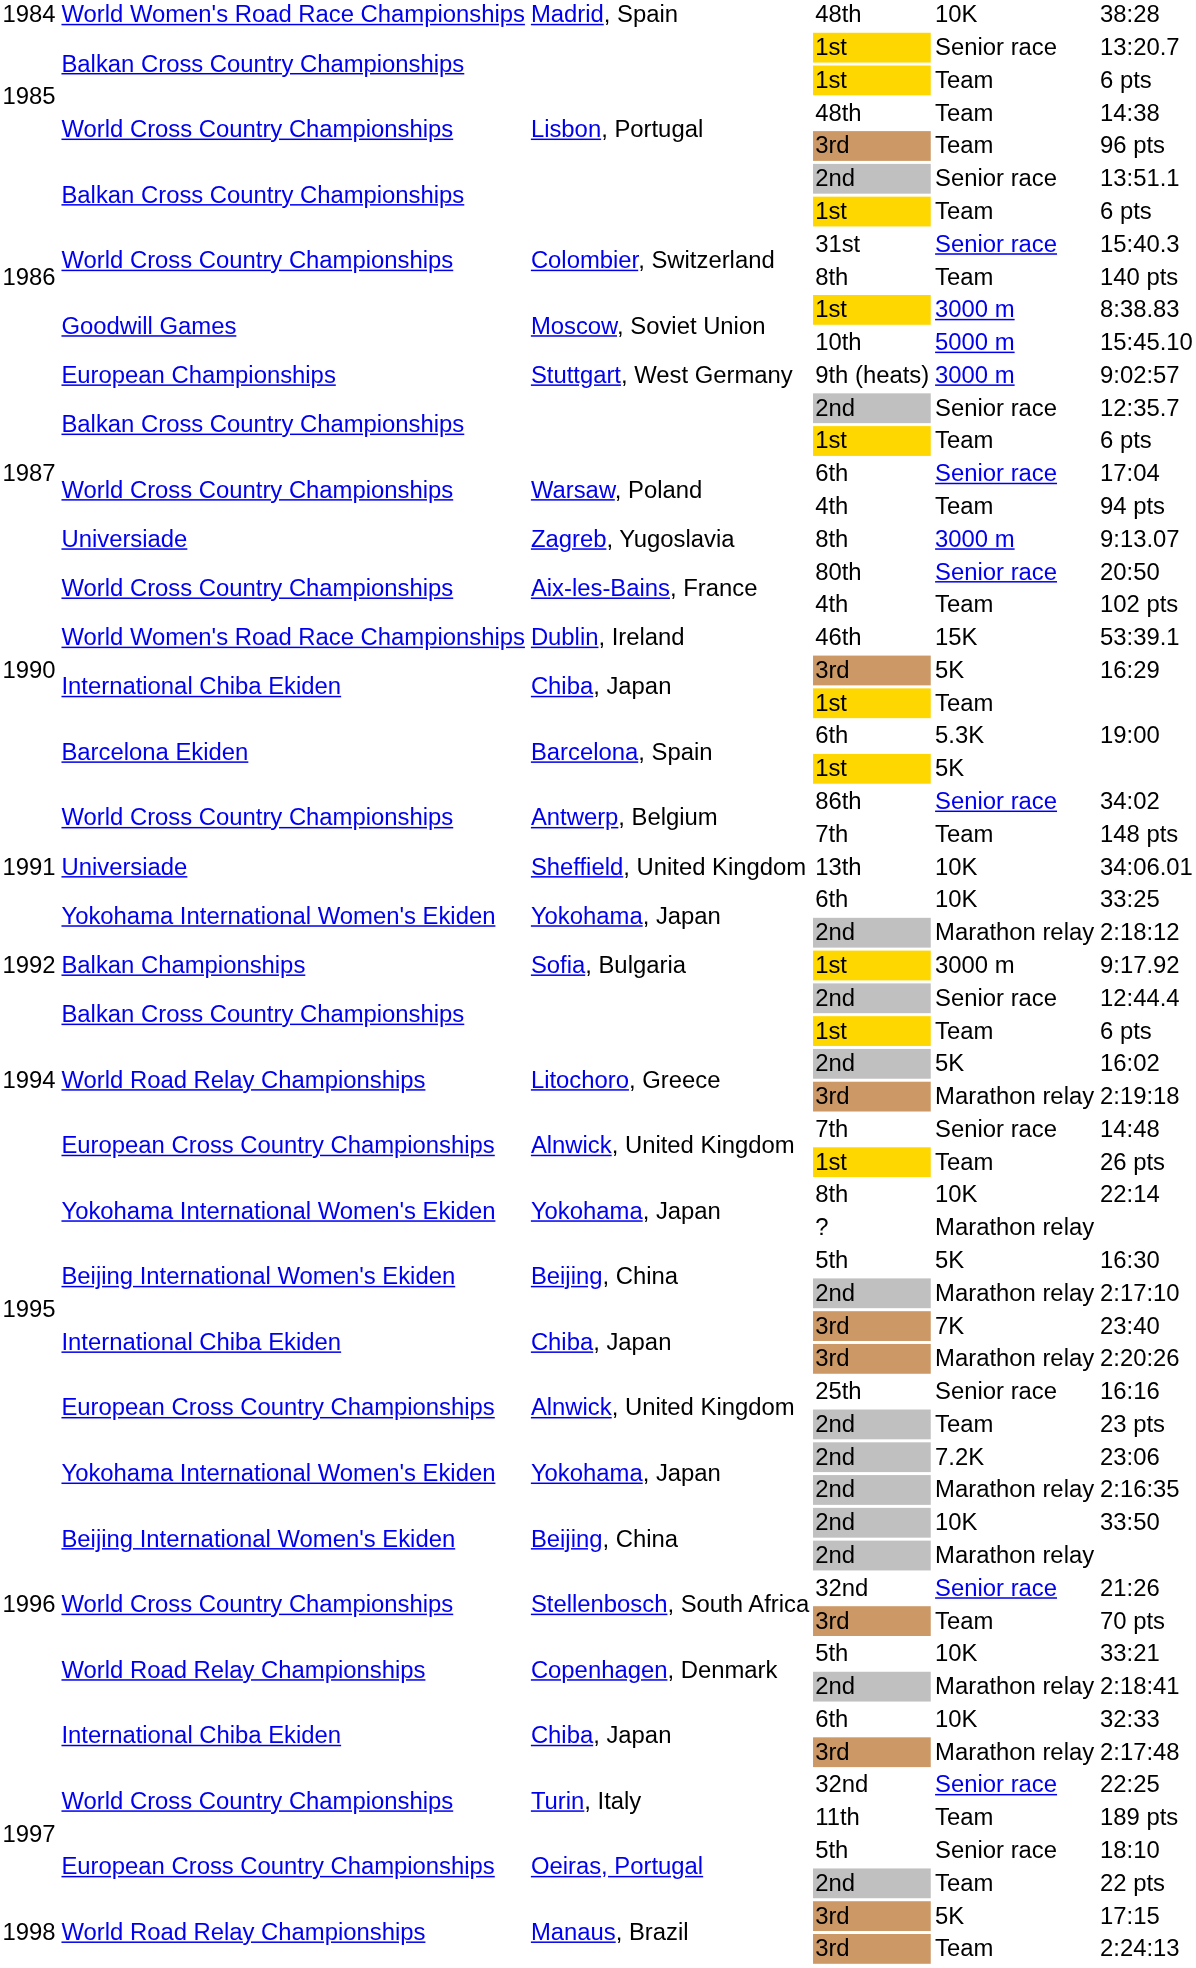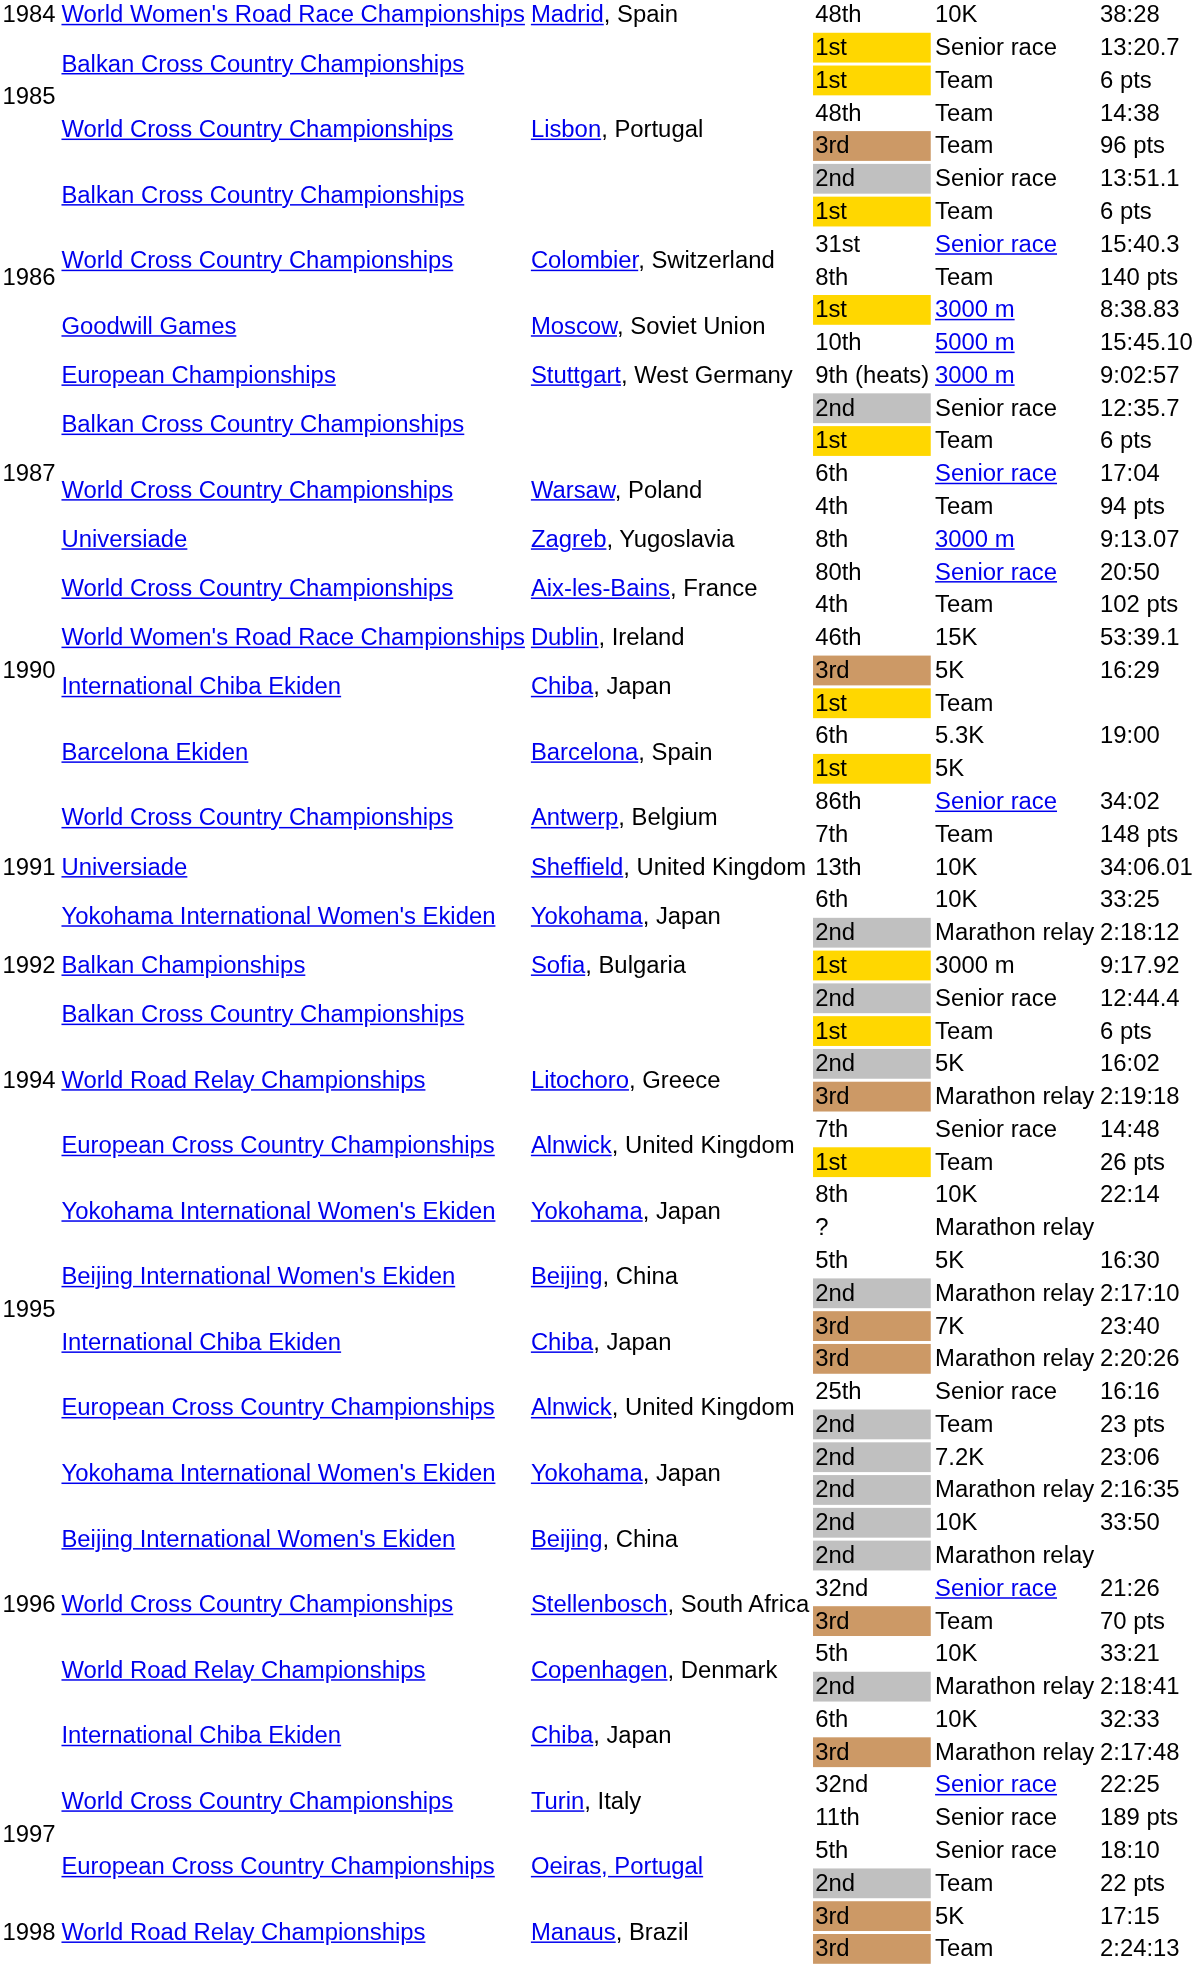(964, 1817) Team -> (996, 1817) Senior race
